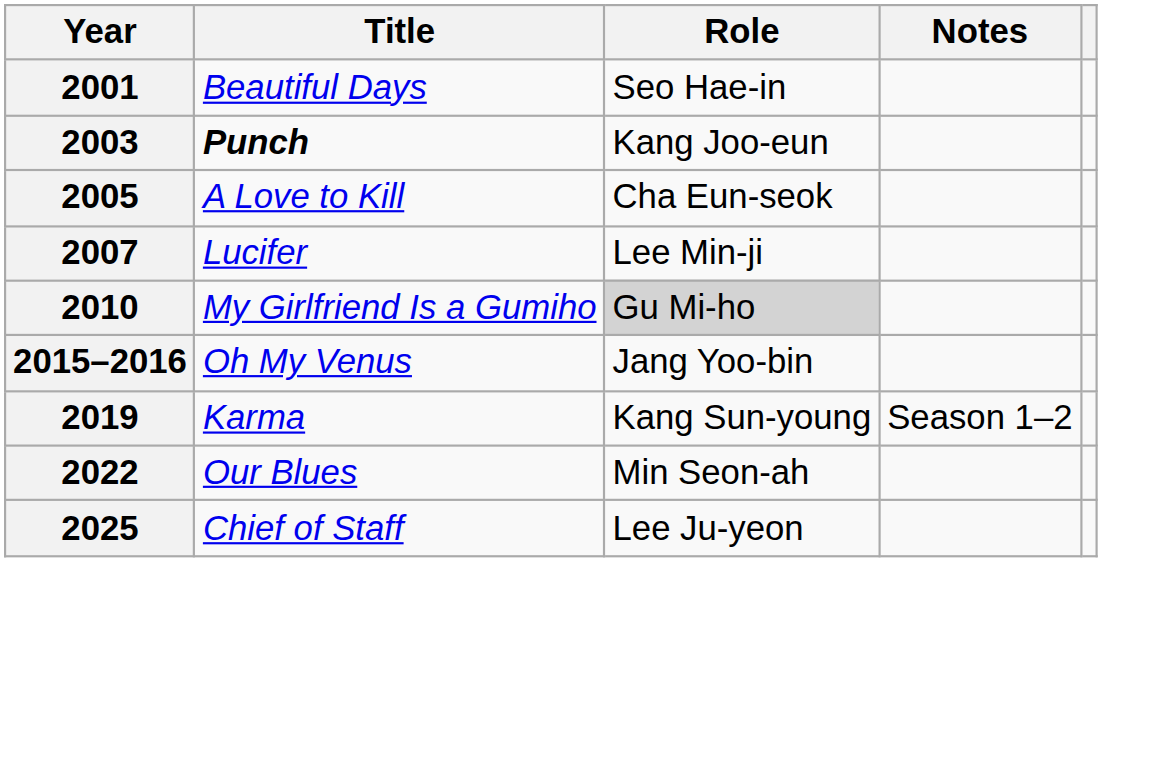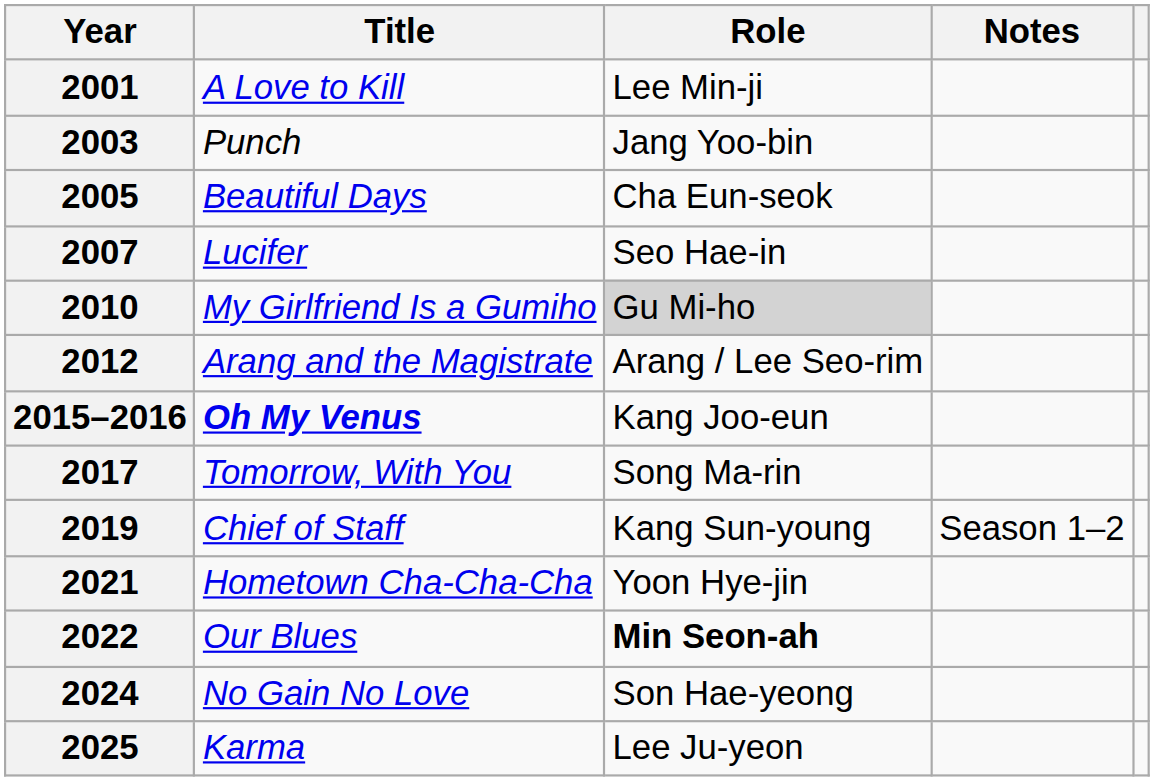(315, 87) Beautiful Days -> (304, 87) A Love to Kill
(699, 87) Seo Hae-in -> (688, 87) Lee Min-ji
(256, 142) bold -> (252, 142) normal
(721, 142) Kang Joo-eun -> (713, 142) Jang Yoo-bin
(304, 197) A Love to Kill -> (315, 197) Beautiful Days
(688, 252) Lee Min-ji -> (699, 252) Seo Hae-in
+ row: (100, 362)
(307, 362) normal -> (312, 417) bold
(713, 362) Jang Yoo-bin -> (721, 417) Kang Joo-eun
+ row: (100, 472)
(254, 417) Karma -> (303, 527) Chief of Staff
+ row: (100, 582)
(711, 472) normal -> (716, 637) bold
+ row: (100, 692)
(303, 527) Chief of Staff -> (254, 747) Karma
